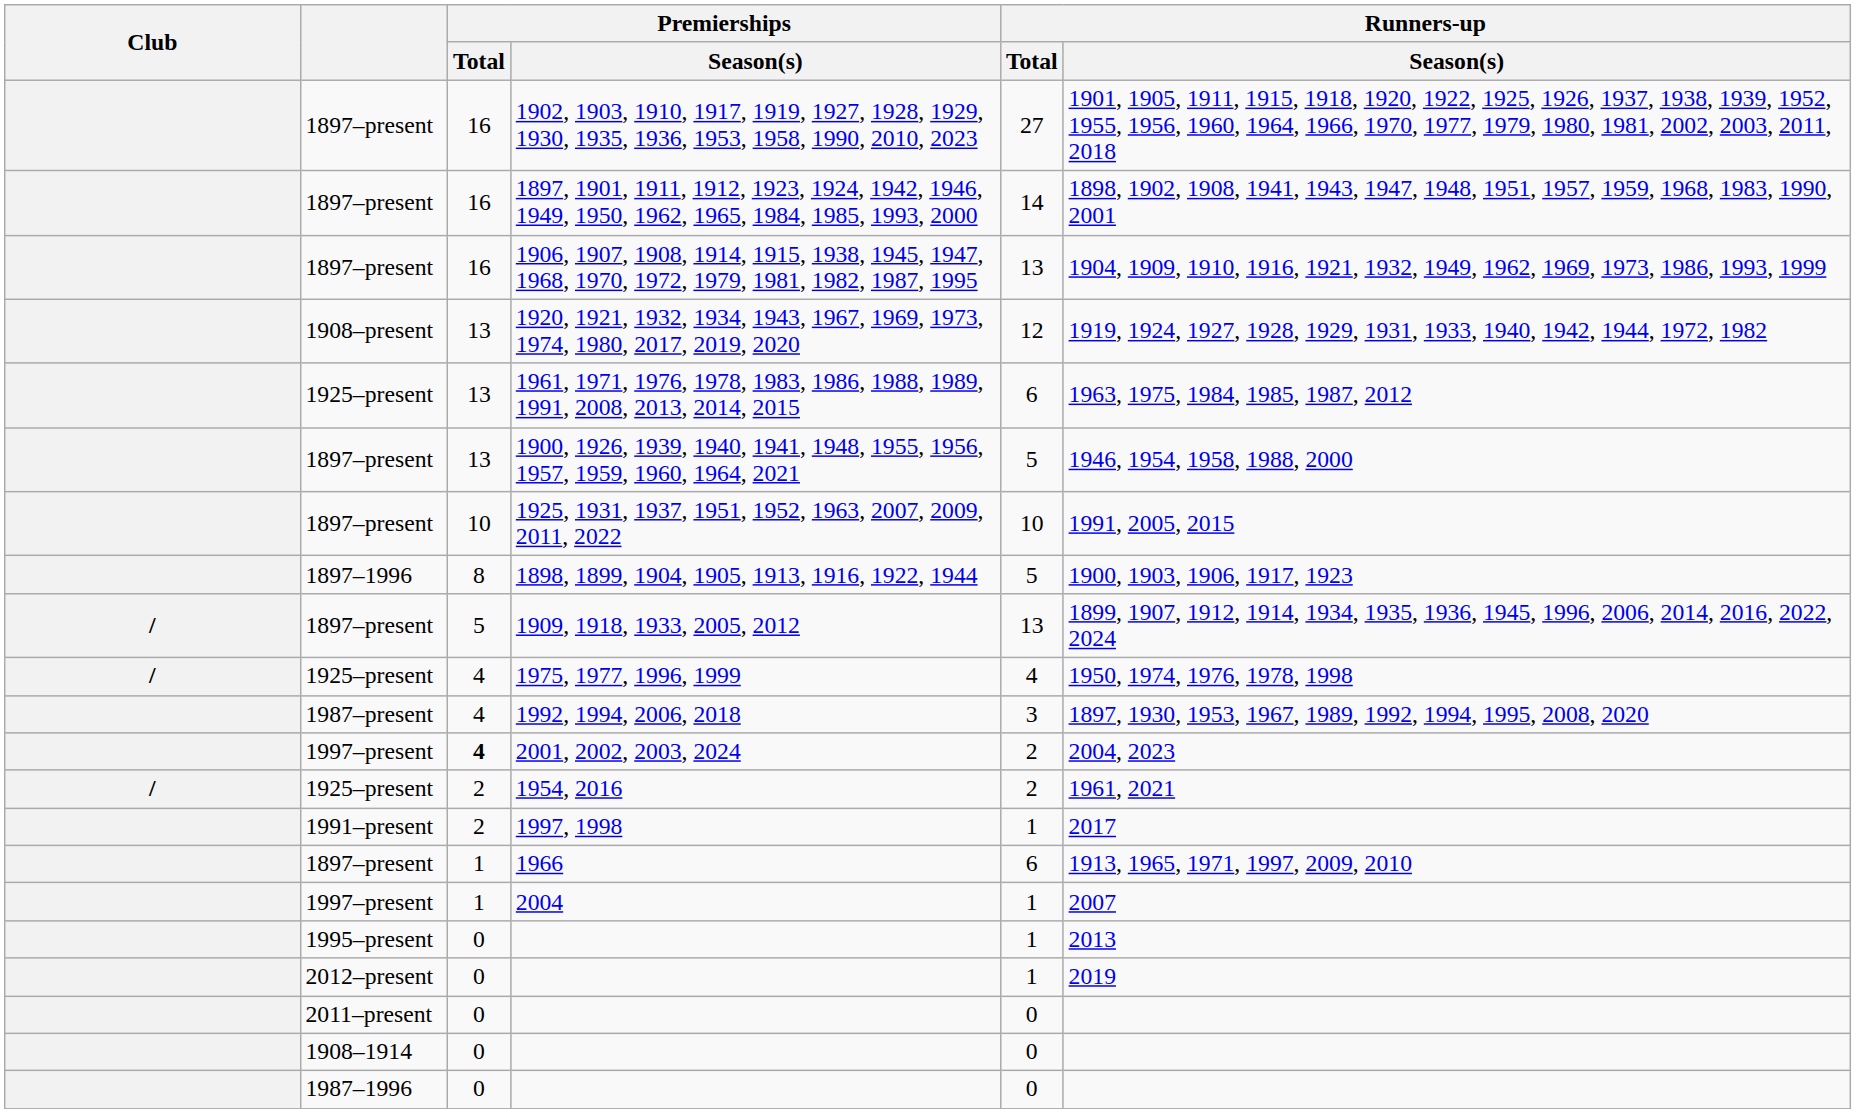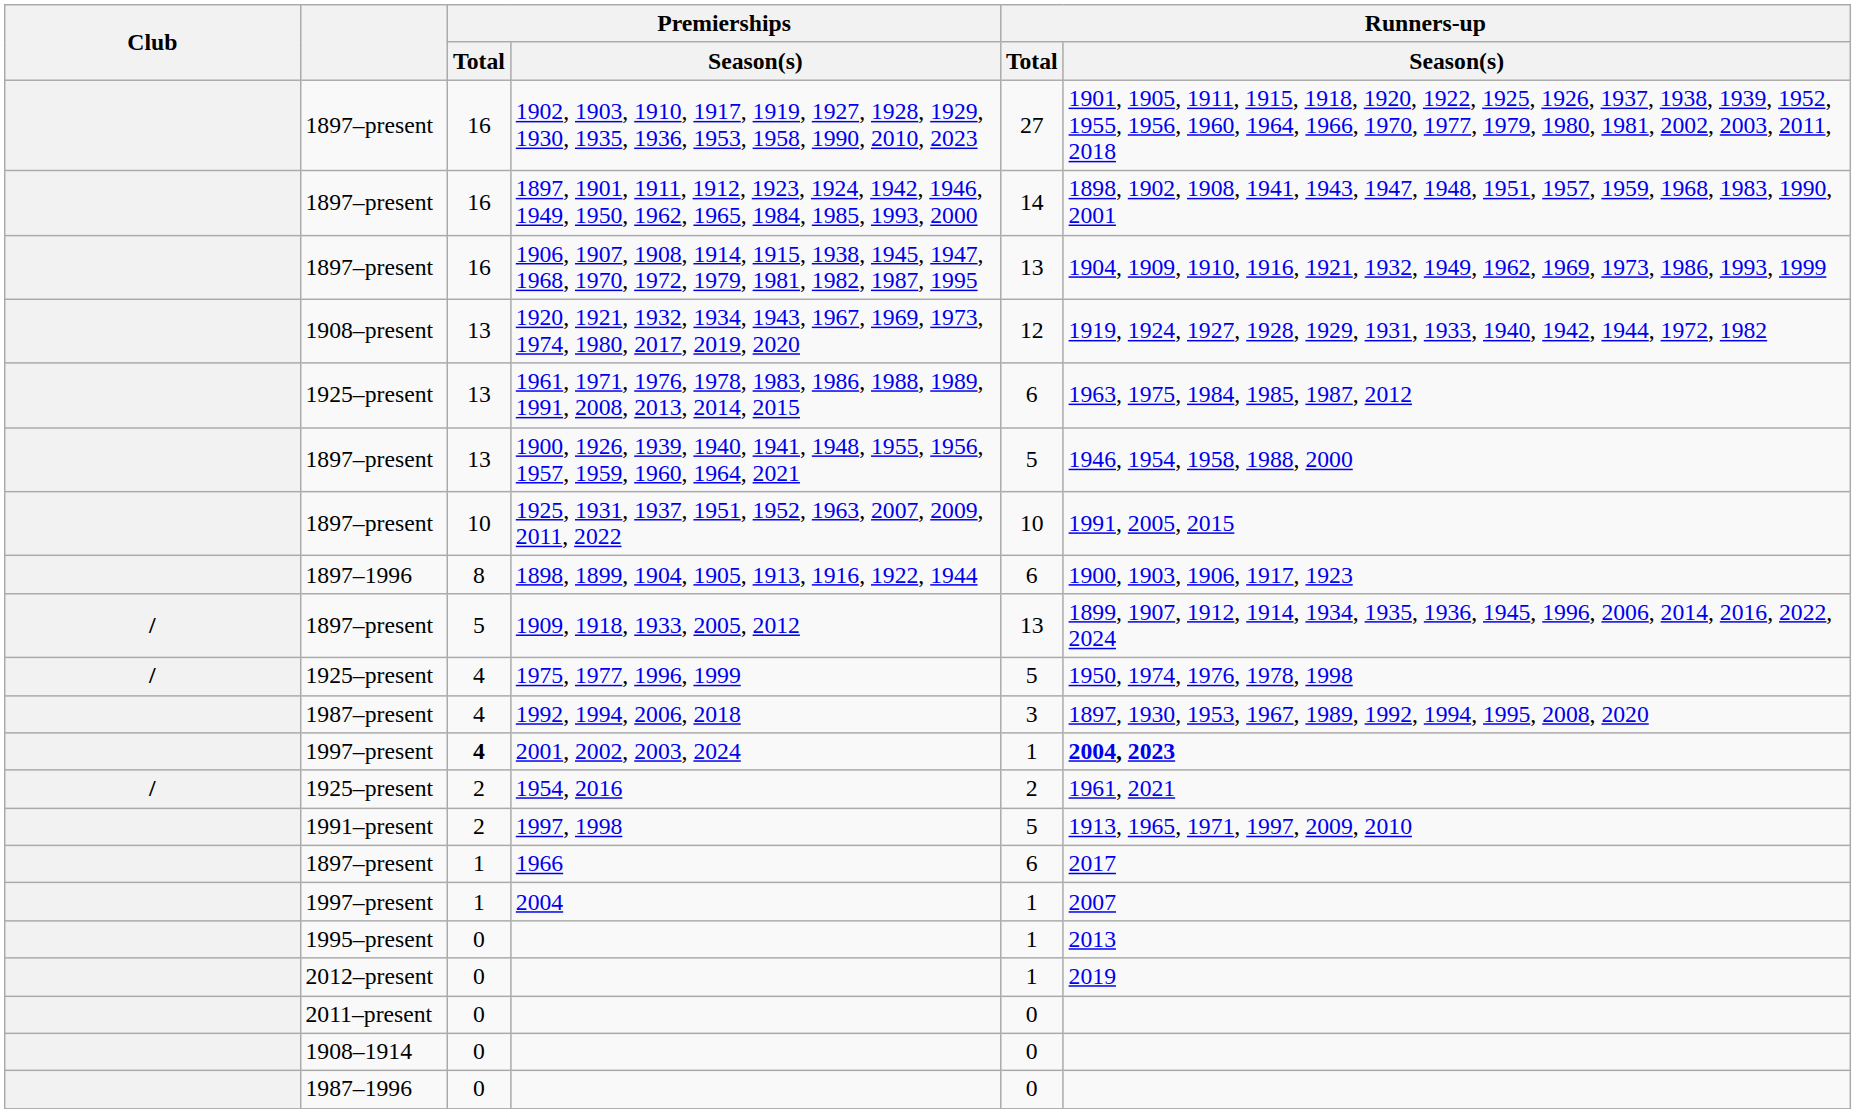(1032, 574) 5 -> (1032, 574) 6
(1032, 676) 4 -> (1032, 676) 5
(1032, 751) 2 -> (1032, 751) 1
(1122, 751) normal -> (1122, 751) bold
(1032, 826) 1 -> (1032, 826) 5
(1092, 826) 2017 -> (1240, 826) 1913, 1965, 1971, 1997, 2009, 2010
(1240, 863) 1913, 1965, 1971, 1997, 2009, 2010 -> (1092, 863) 2017
